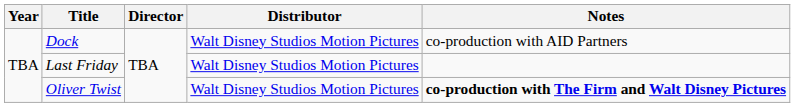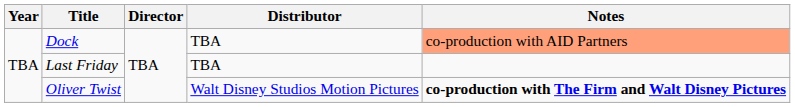(305, 41) Walt Disney Studios Motion Pictures -> (206, 41) TBA
(527, 41) no background -> (527, 41) lightsalmon background
(305, 65) Walt Disney Studios Motion Pictures -> (206, 65) TBA
